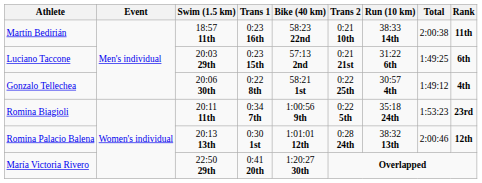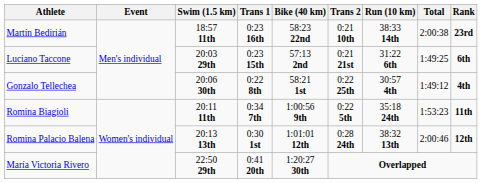(464, 33) 11th -> (464, 33) 23rd
(464, 113) 23rd -> (464, 113) 11th
